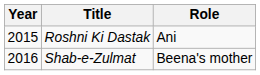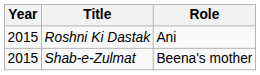(23, 59) 2016 -> (23, 59) 2015
